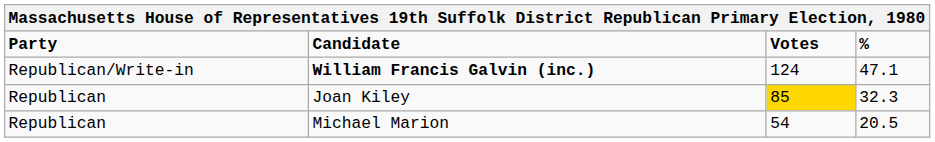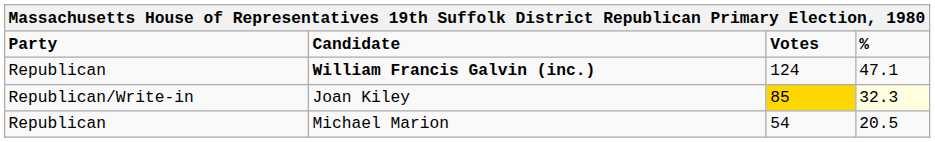(101, 71) Republican/Write-in -> (57, 71) Republican
(57, 97) Republican -> (101, 97) Republican/Write-in
(879, 97) no background -> (879, 97) lightyellow background
